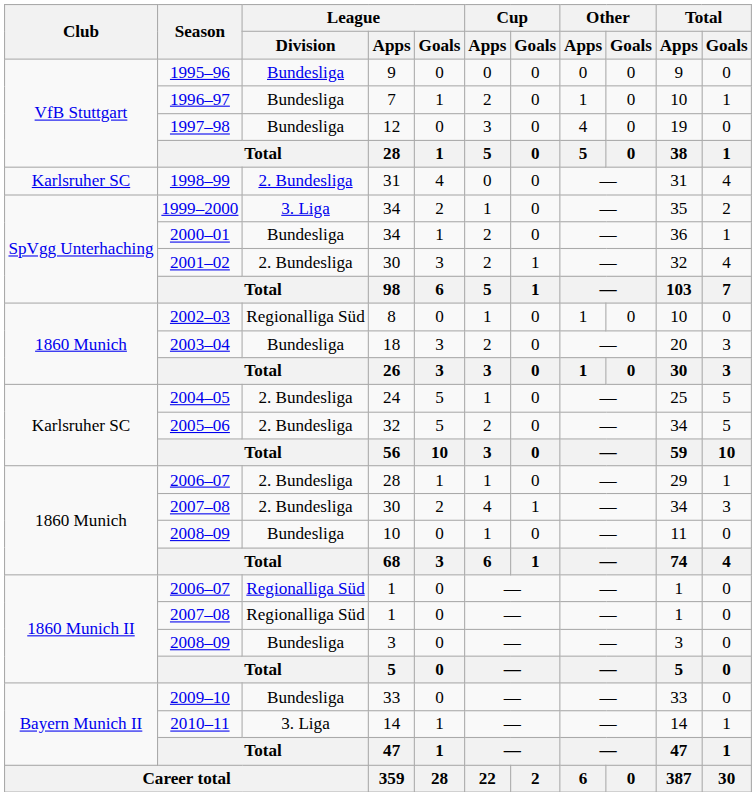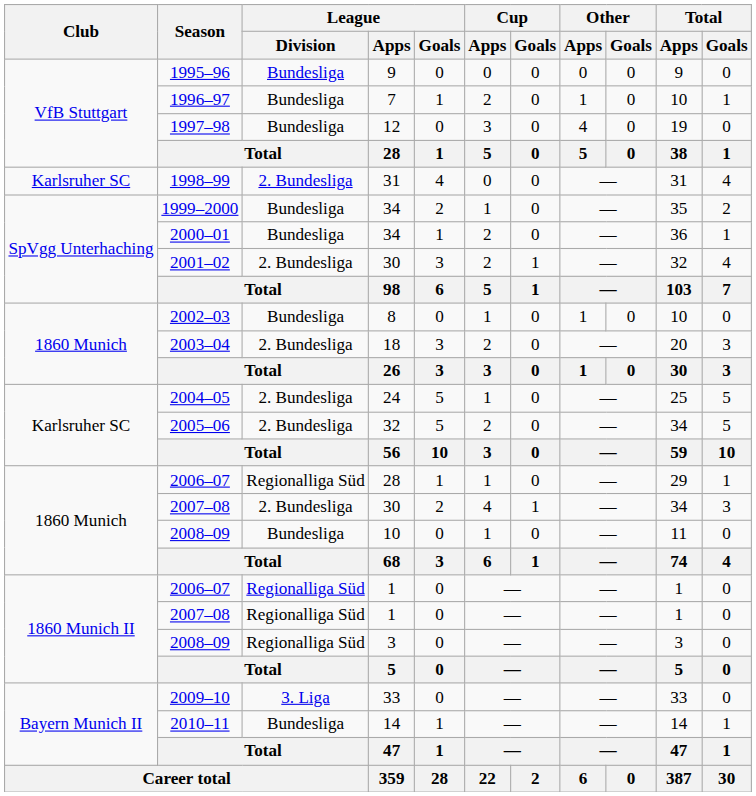(306, 208) 3. Liga -> (306, 208) Bundesliga
(306, 316) Regionalliga Süd -> (306, 316) Bundesliga
(306, 343) Bundesliga -> (306, 343) 2. Bundesliga
(306, 479) 2. Bundesliga -> (306, 479) Regionalliga Süd
(306, 642) Bundesliga -> (306, 642) Regionalliga Süd
(306, 696) Bundesliga -> (306, 696) 3. Liga
(306, 724) 3. Liga -> (306, 724) Bundesliga
